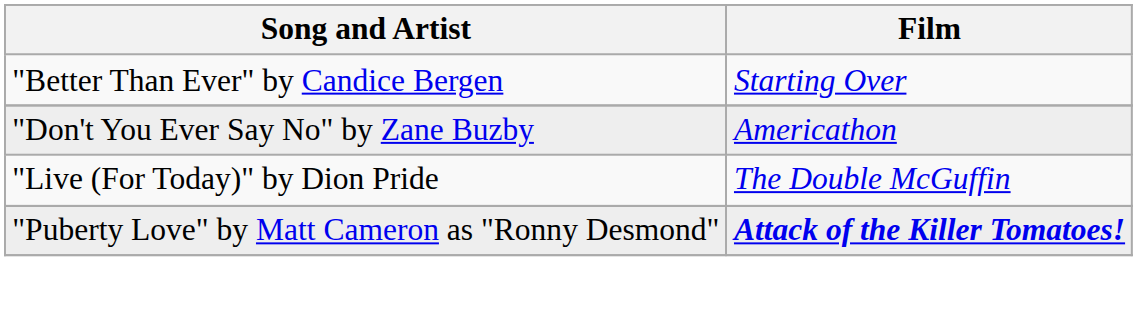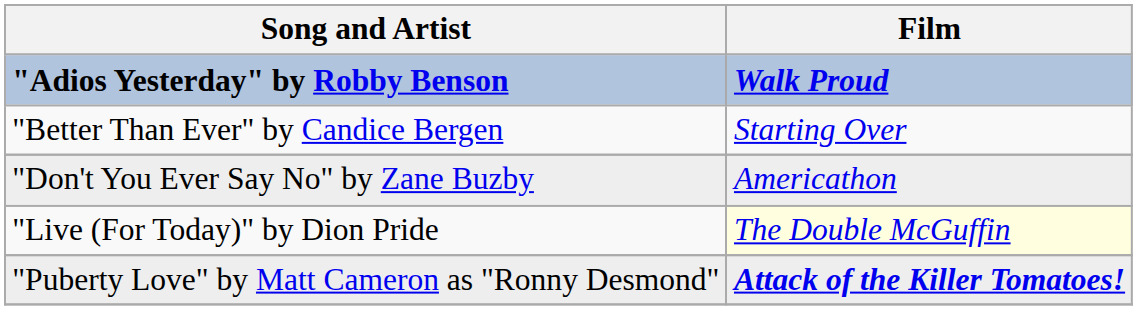+ row: (260, 79)
(872, 179) no background -> (872, 229) lightyellow background
